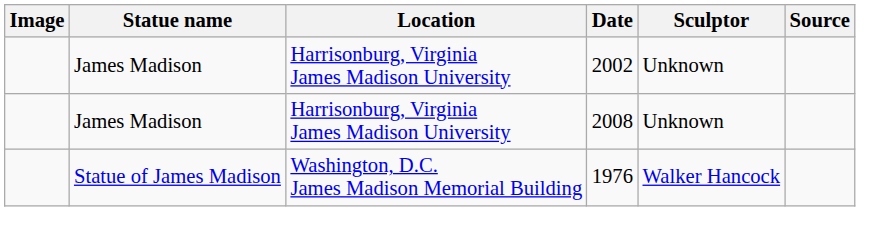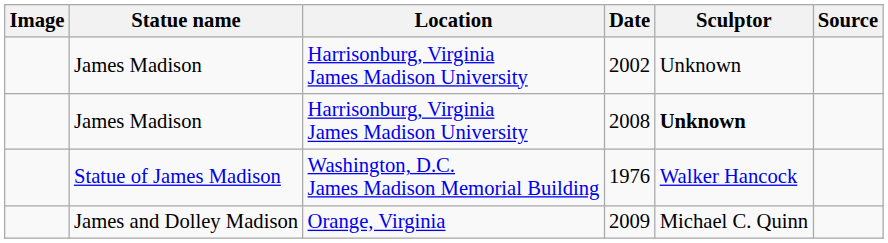(683, 121) normal -> (703, 121) bold
+ row: (630, 221)
